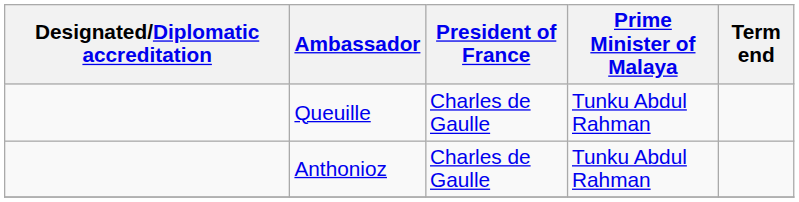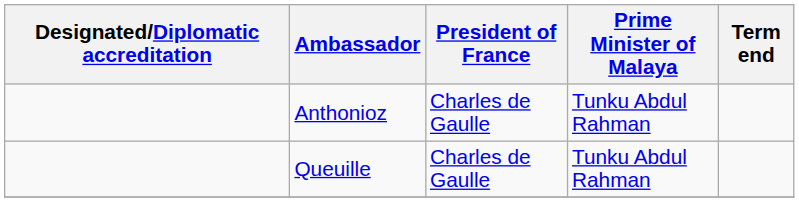rows swapped: (333, 112) <-> (341, 168)
